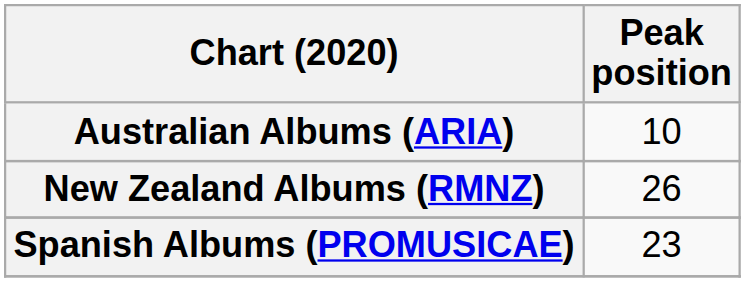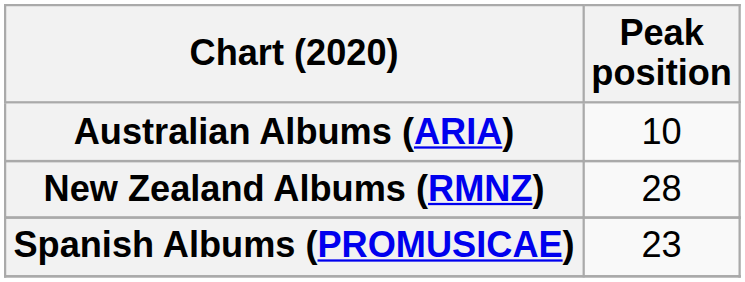(662, 188) 26 -> (662, 188) 28
